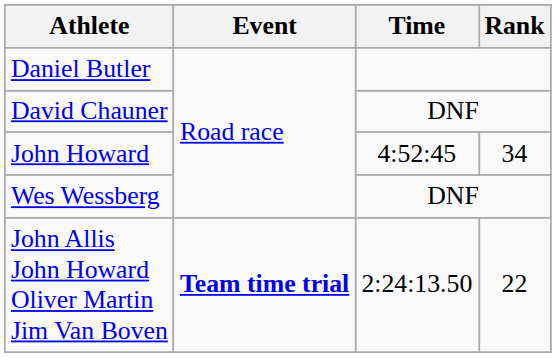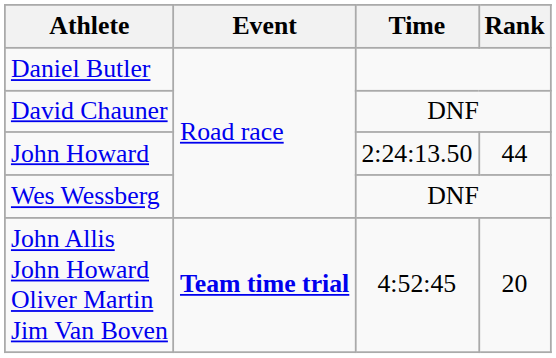(417, 153) 4:52:45 -> (417, 153) 2:24:13.50
(514, 153) 34 -> (514, 153) 44
(417, 284) 2:24:13.50 -> (417, 284) 4:52:45
(514, 284) 22 -> (514, 284) 20
